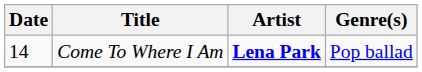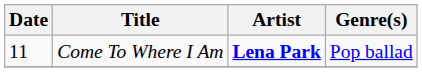(19, 50) 14 -> (19, 50) 11
